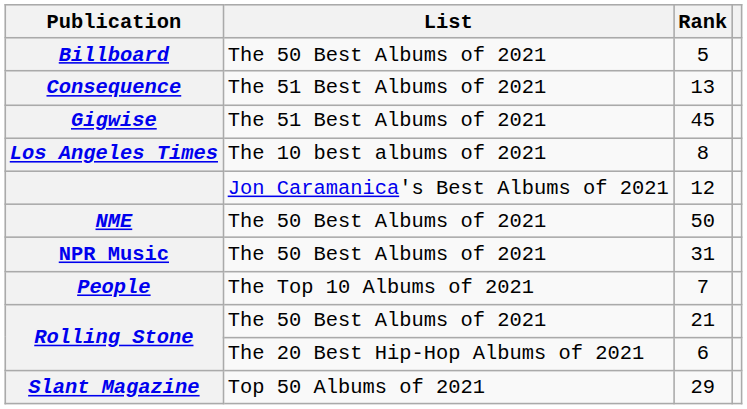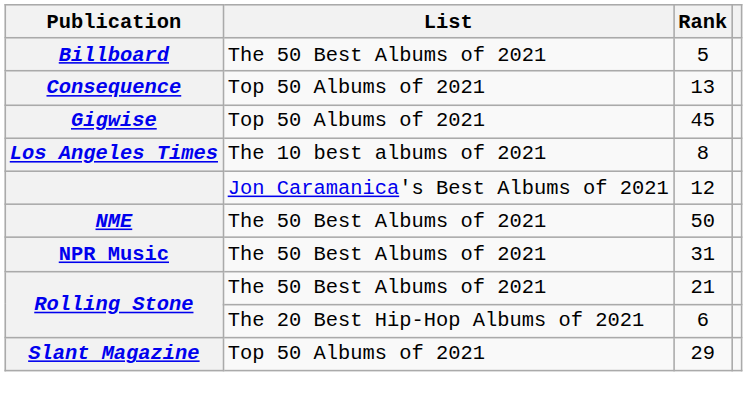(387, 88) The 51 Best Albums of 2021 -> (356, 88) Top 50 Albums of 2021
(387, 121) The 51 Best Albums of 2021 -> (356, 121) Top 50 Albums of 2021
- row: (114, 288)
